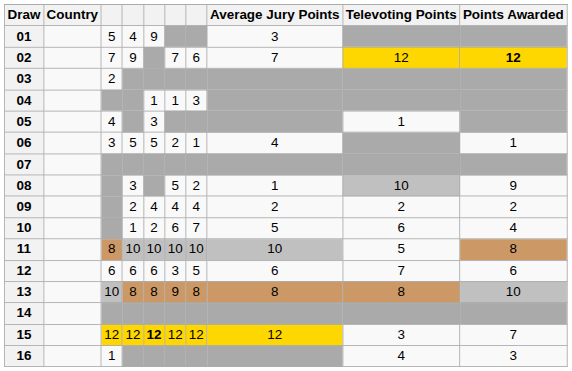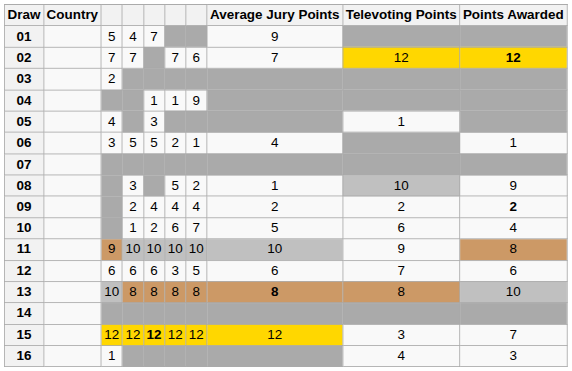(154, 36) 9 -> (154, 36) 7
(275, 36) 3 -> (275, 36) 9
(133, 57) 9 -> (133, 57) 7
(196, 100) 3 -> (196, 100) 9
(513, 206) normal -> (513, 206) bold
(112, 249) 8 -> (112, 249) 9
(401, 249) 5 -> (401, 249) 9
(175, 292) 9 -> (175, 292) 8
(275, 292) normal -> (275, 292) bold
